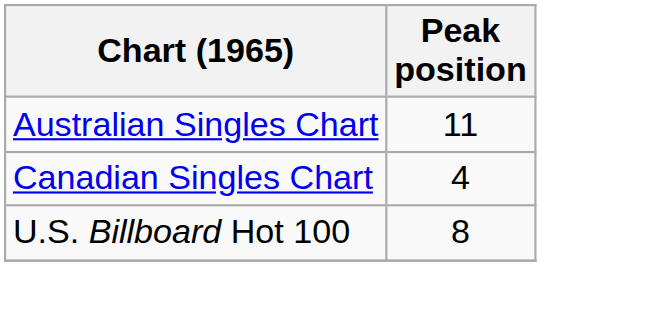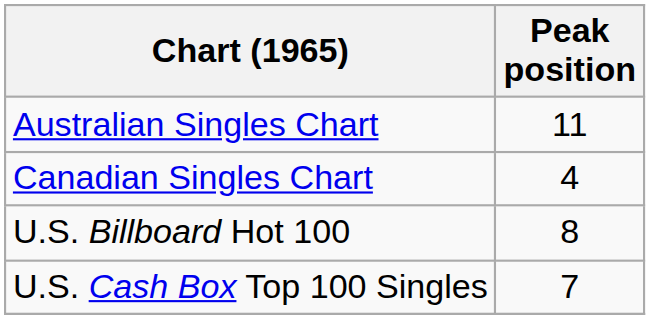+ row: (250, 286)
